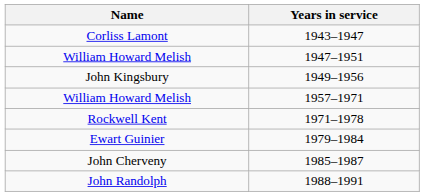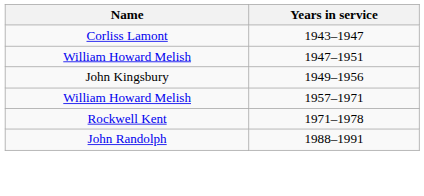- row: (334, 139)
- row: (334, 160)
